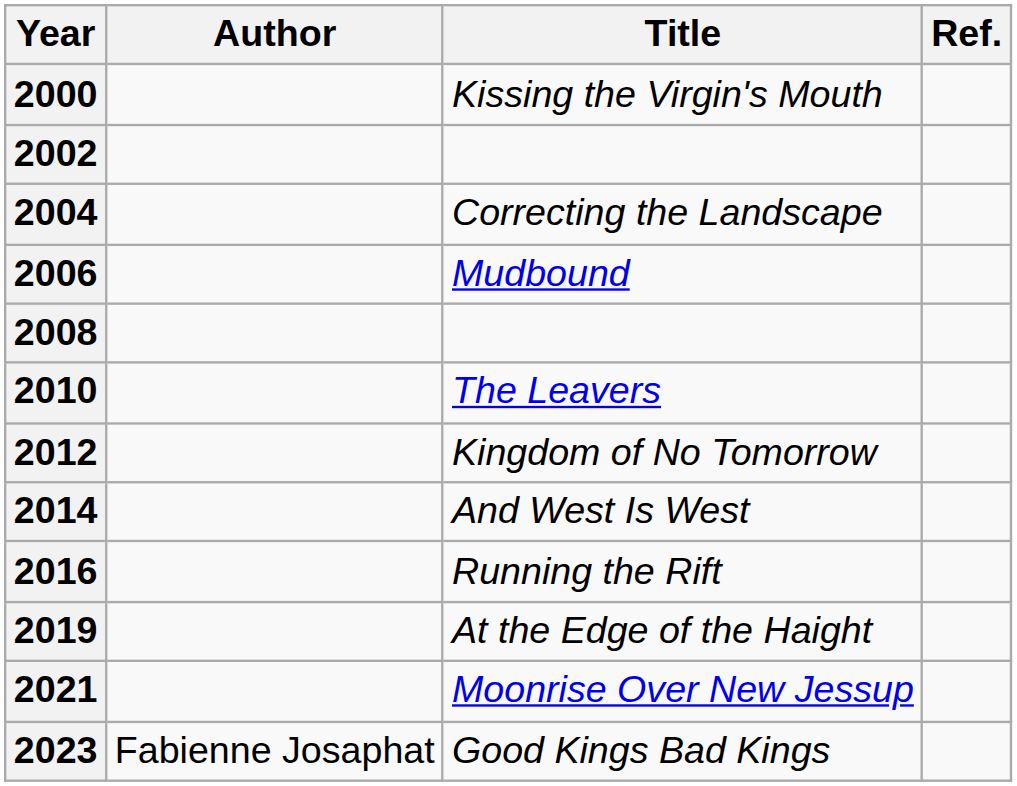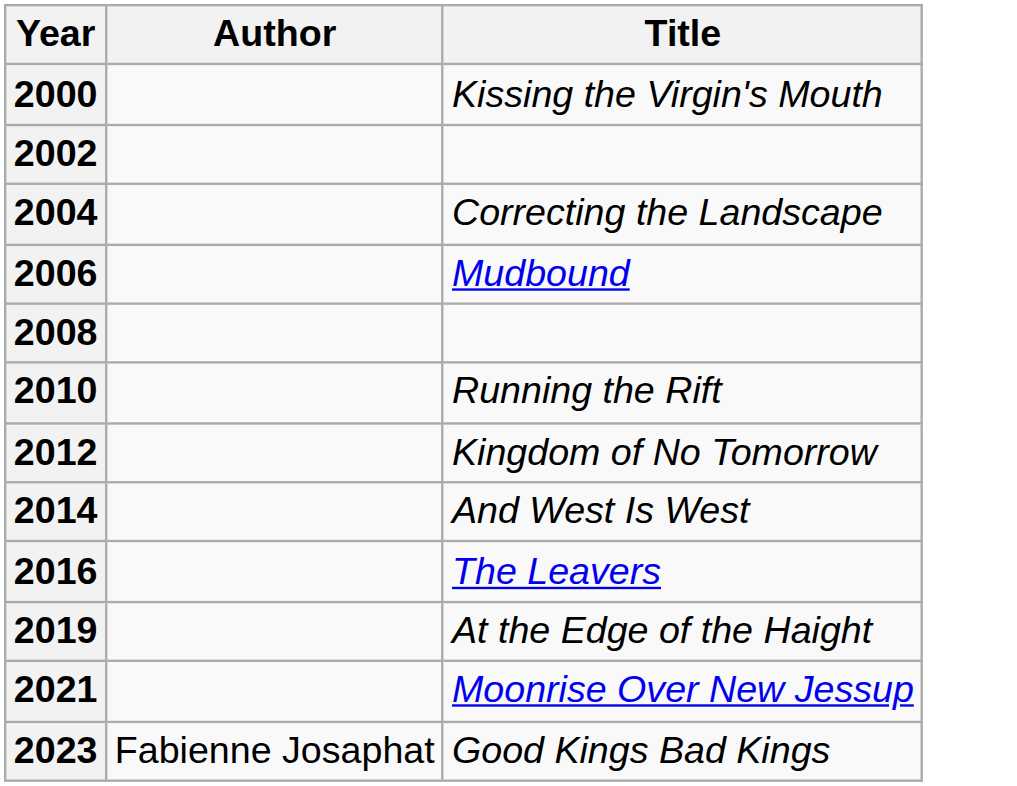- column: (967, 34)
(557, 392) The Leavers -> (587, 392) Running the Rift
(587, 570) Running the Rift -> (557, 570) The Leavers
